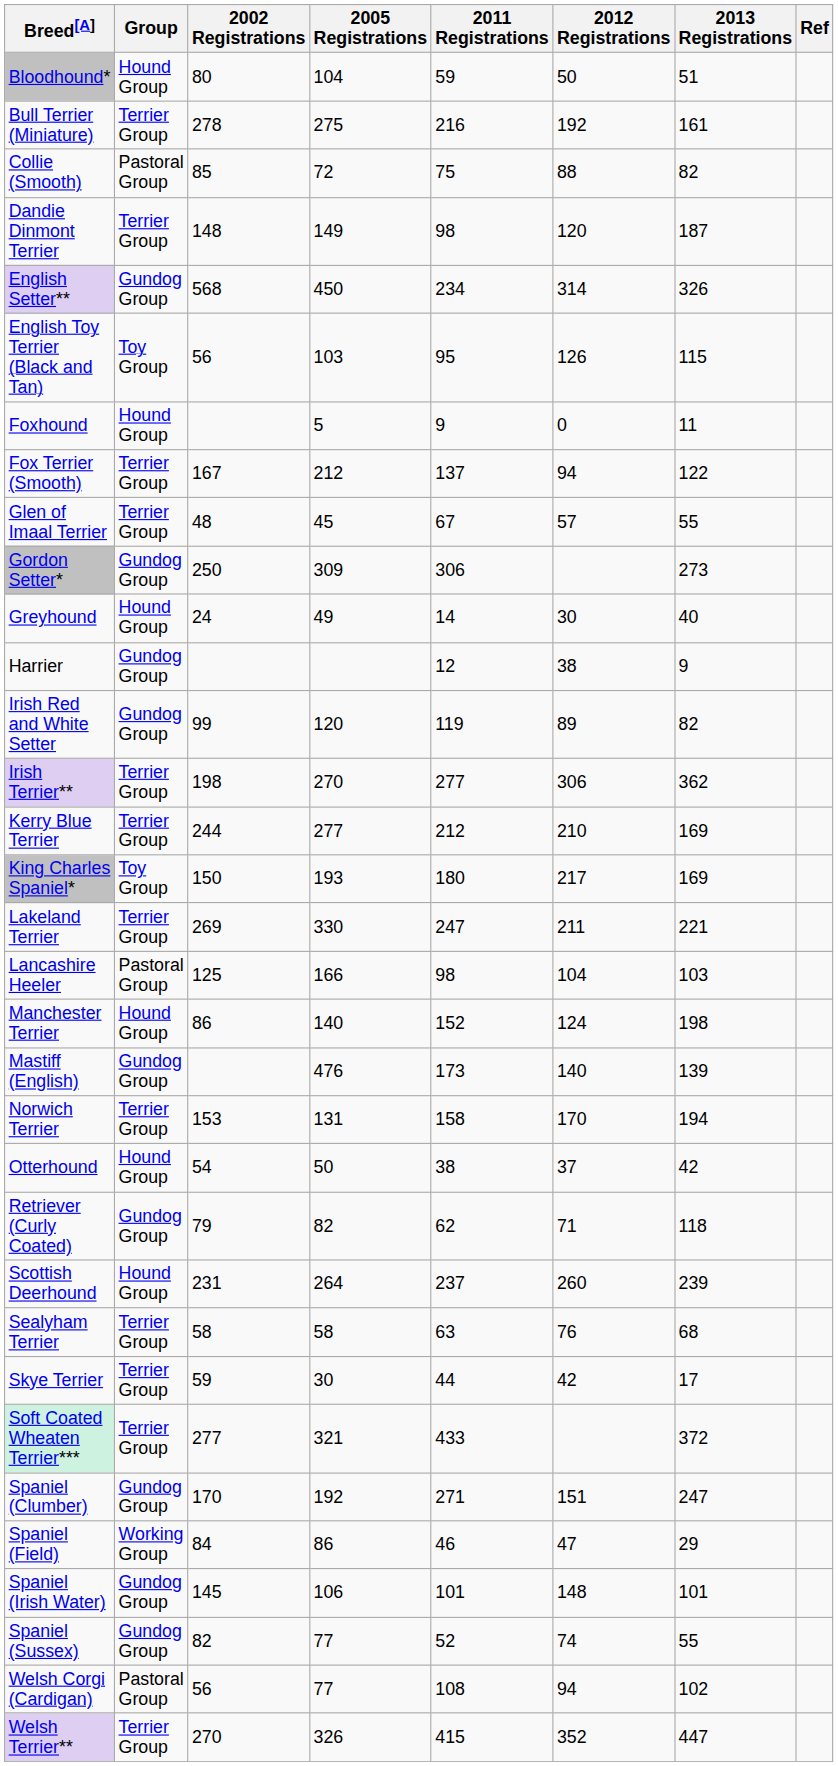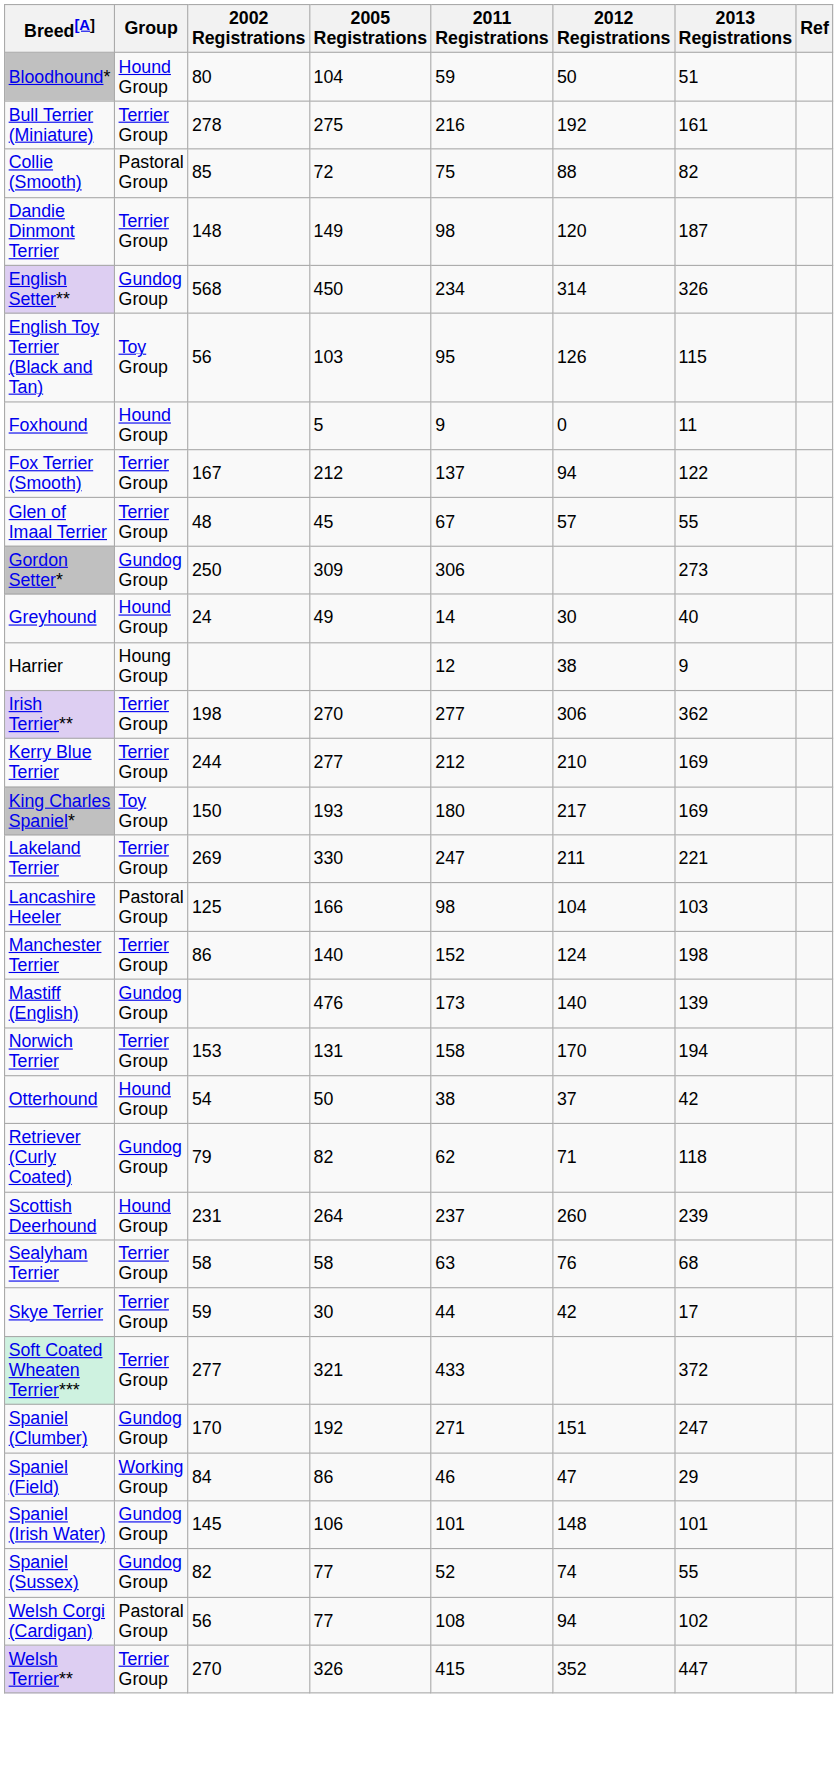(150, 666) Gundog Group -> (145, 666) Houng Group
- row: (49, 724)
(145, 1023) Hound Group -> (144, 955) Terrier Group
